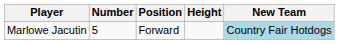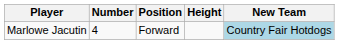(95, 30) 5 -> (95, 30) 4
